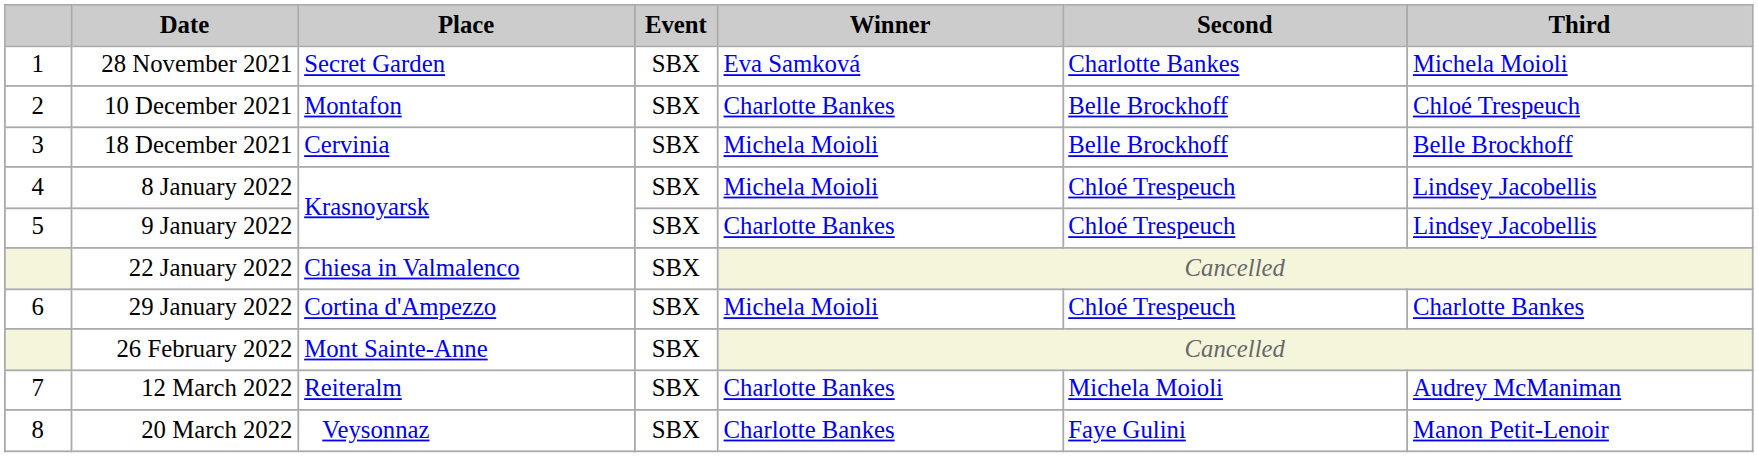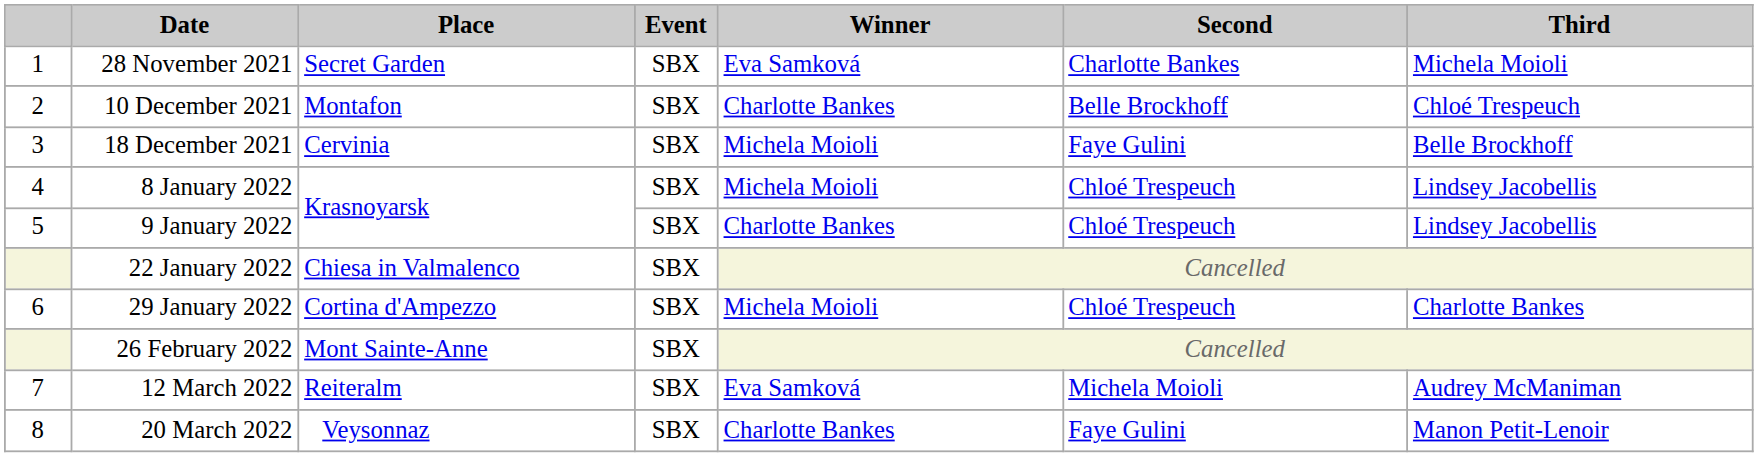(1148, 146) Belle Brockhoff -> (1127, 146) Faye Gulini
(809, 388) Charlotte Bankes -> (792, 388) Eva Samková
